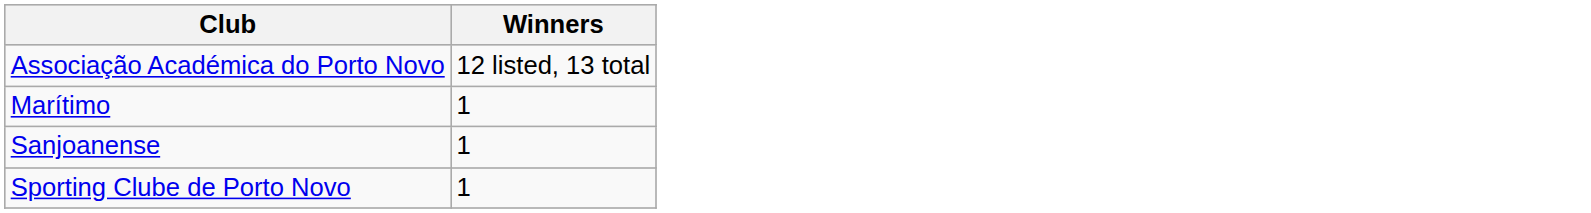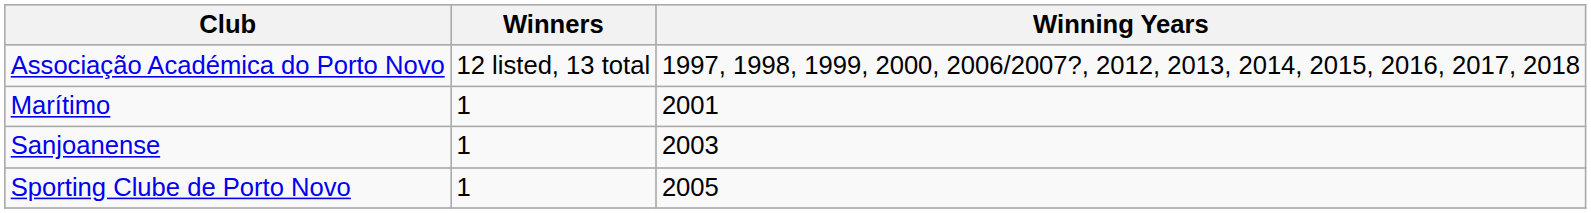+ column: (1121, 24)
